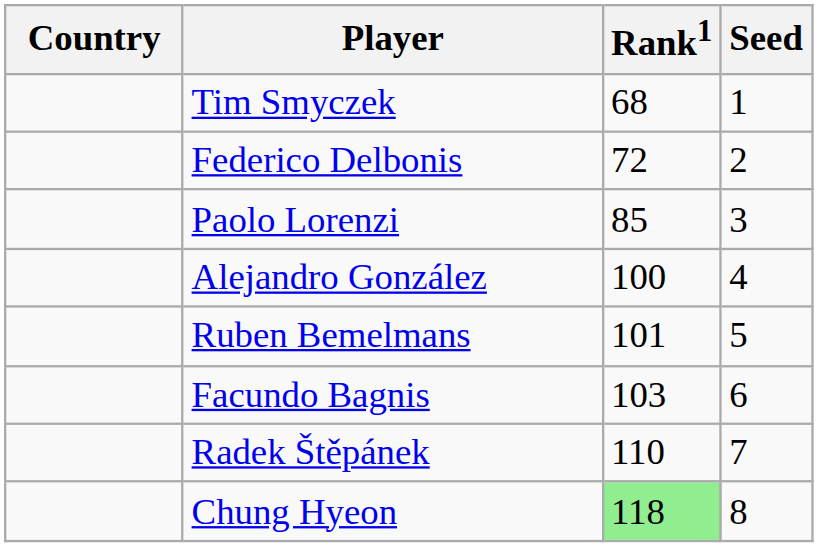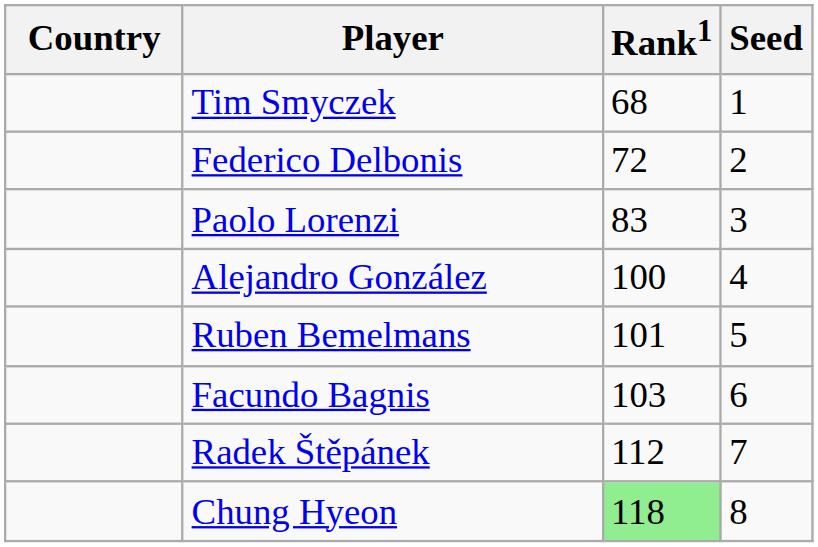(629, 218) 85 -> (629, 218) 83
(638, 452) 110 -> (638, 452) 112
